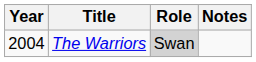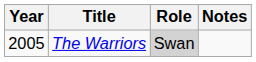(26, 43) 2004 -> (26, 43) 2005
